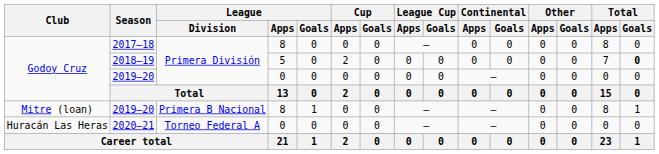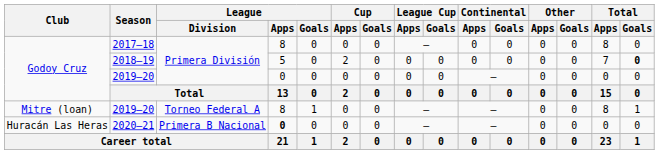(212, 109) Primera B Nacional -> (212, 109) Torneo Federal A
(212, 125) Torneo Federal A -> (212, 125) Primera B Nacional
(283, 125) normal -> (283, 125) bold
